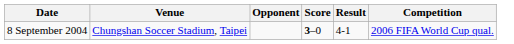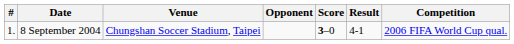+ column: (11, 13)
